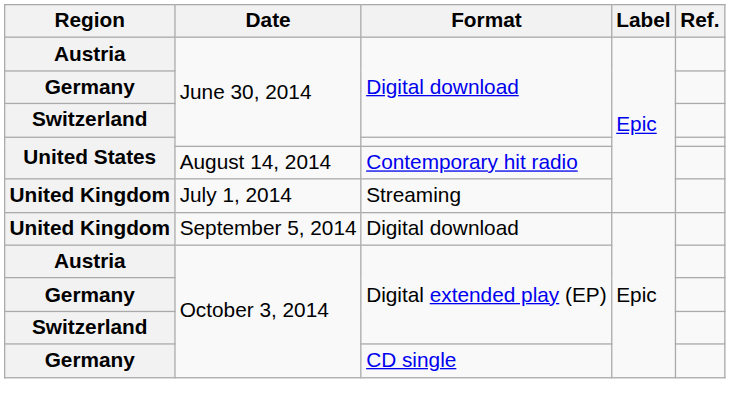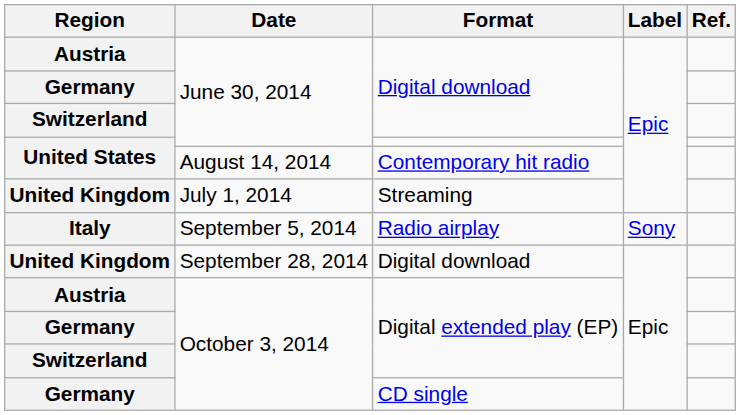+ row: (90, 228)
(268, 228) September 5, 2014 -> (274, 261) September 28, 2014
